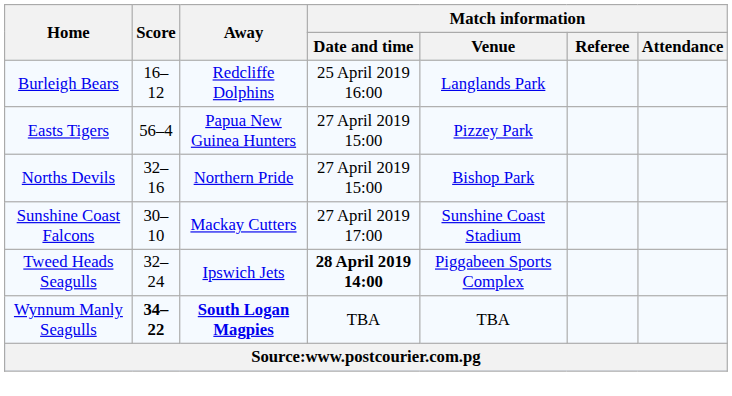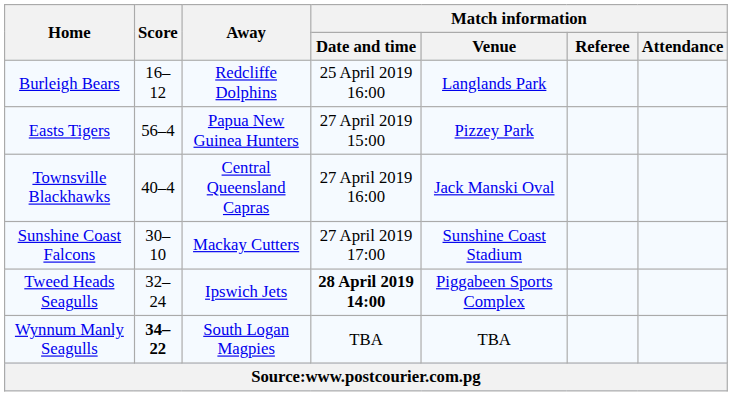- row: (68, 178)
+ row: (69, 188)
(243, 319) bold -> (246, 339) normal
